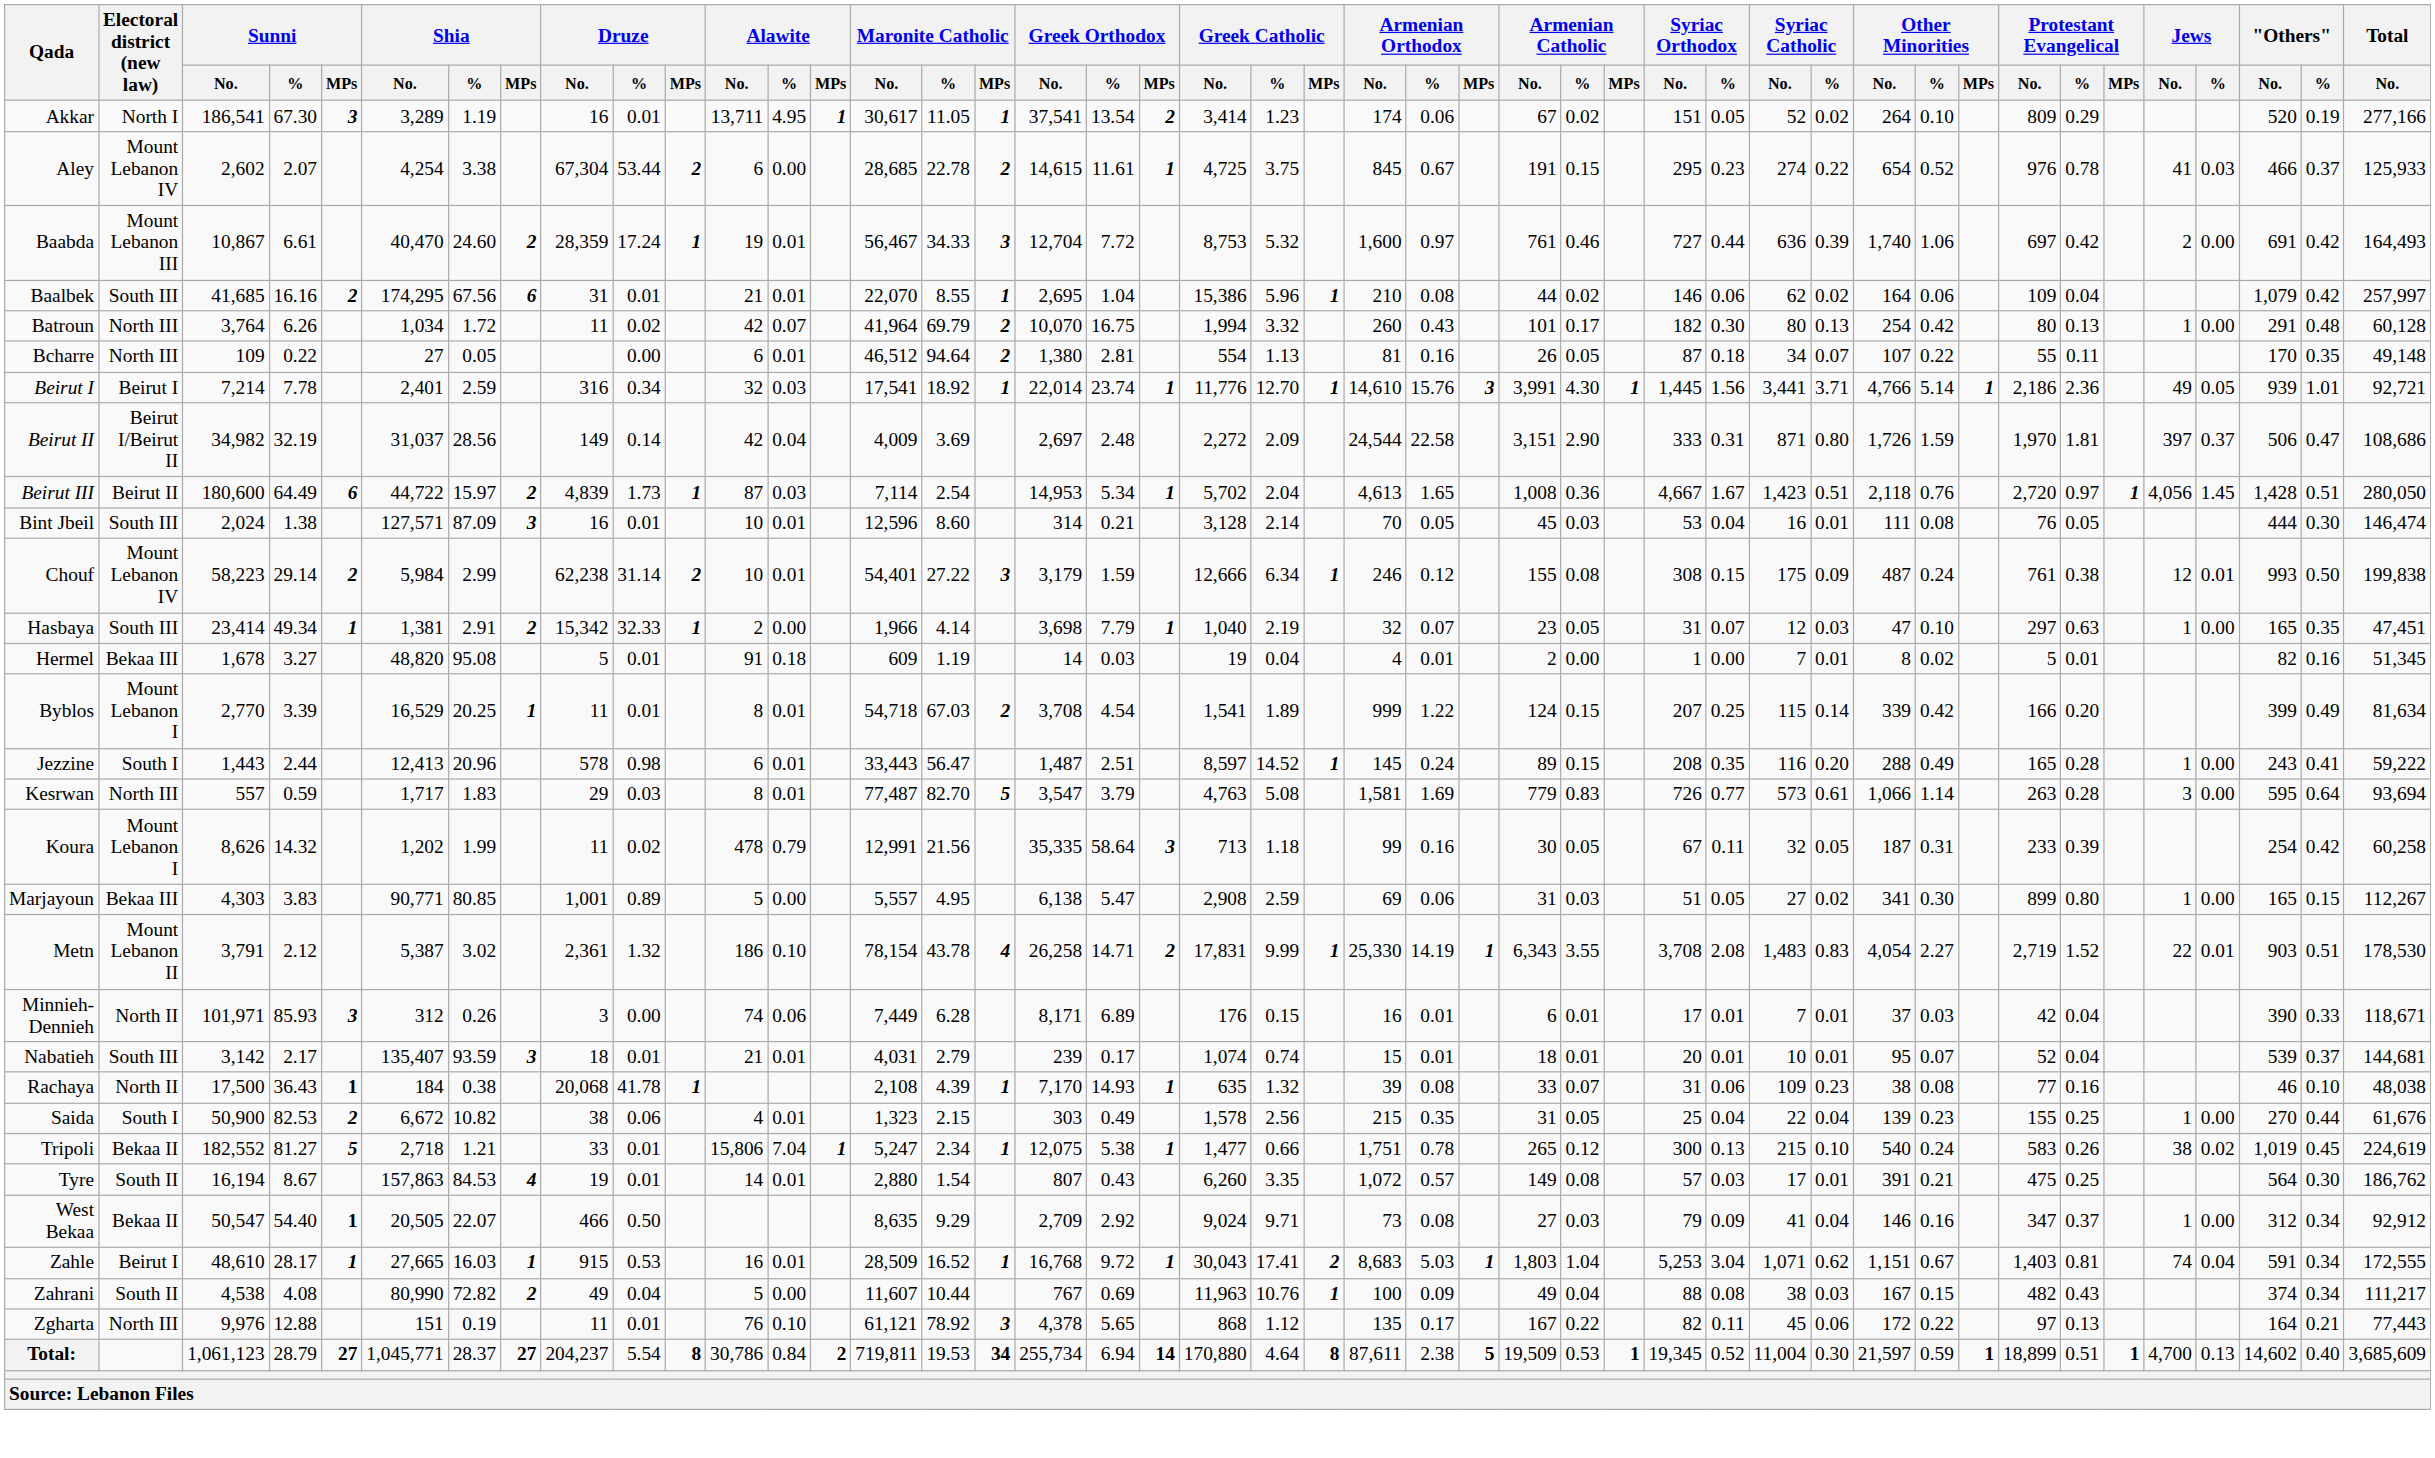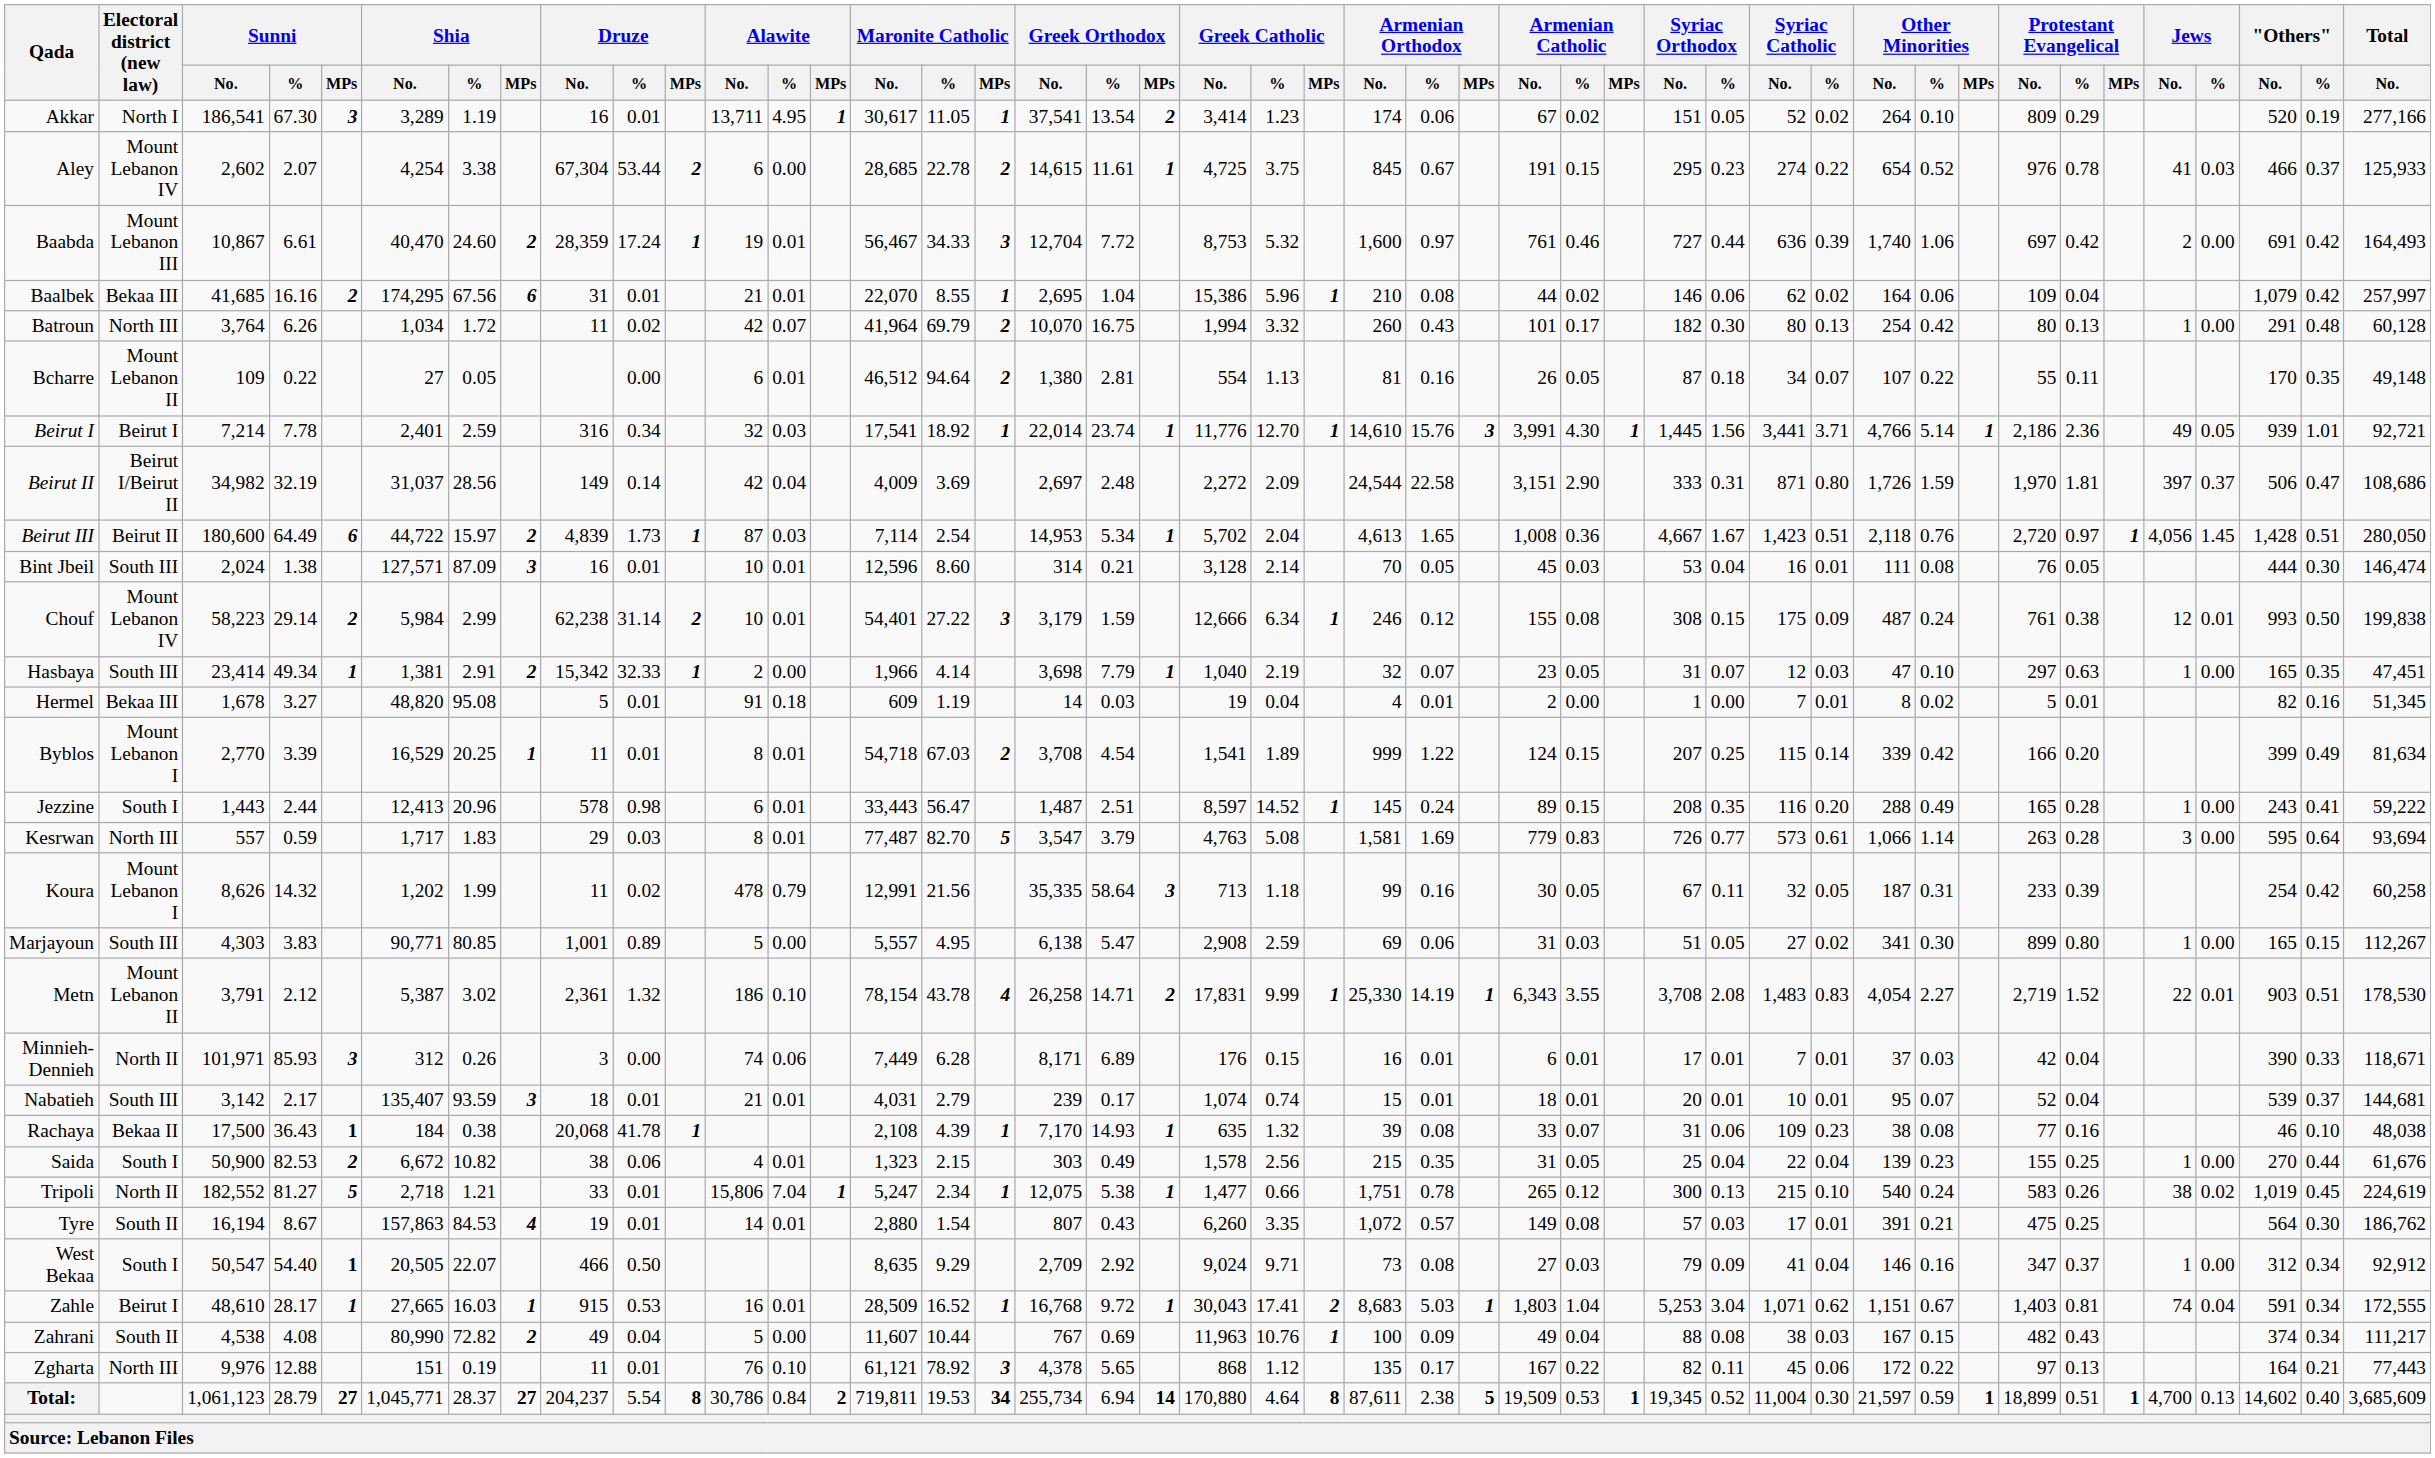(144, 295) South III -> (142, 295) Bekaa III
(144, 356) North III -> (144, 378) Mount Lebanon II
(142, 899) Bekaa III -> (144, 942) South III
(147, 1087) North II -> (145, 1130) Bekaa II
(145, 1148) Bekaa II -> (147, 1192) North II
(145, 1221) Bekaa II -> (150, 1264) South I
